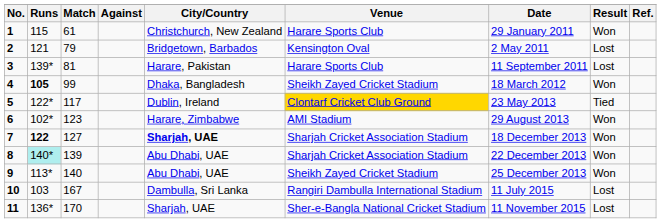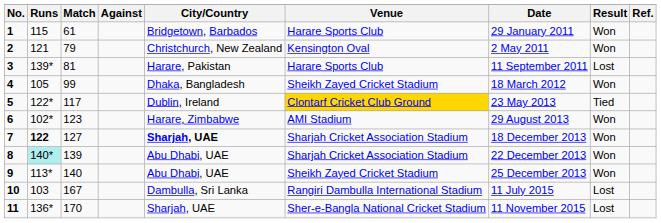(215, 31) Christchurch, New Zealand -> (202, 31) Bridgetown, Barbados
(202, 48) Bridgetown, Barbados -> (215, 48) Christchurch, New Zealand
(604, 48) Lost -> (604, 48) Won
(39, 84) bold -> (39, 84) normal
